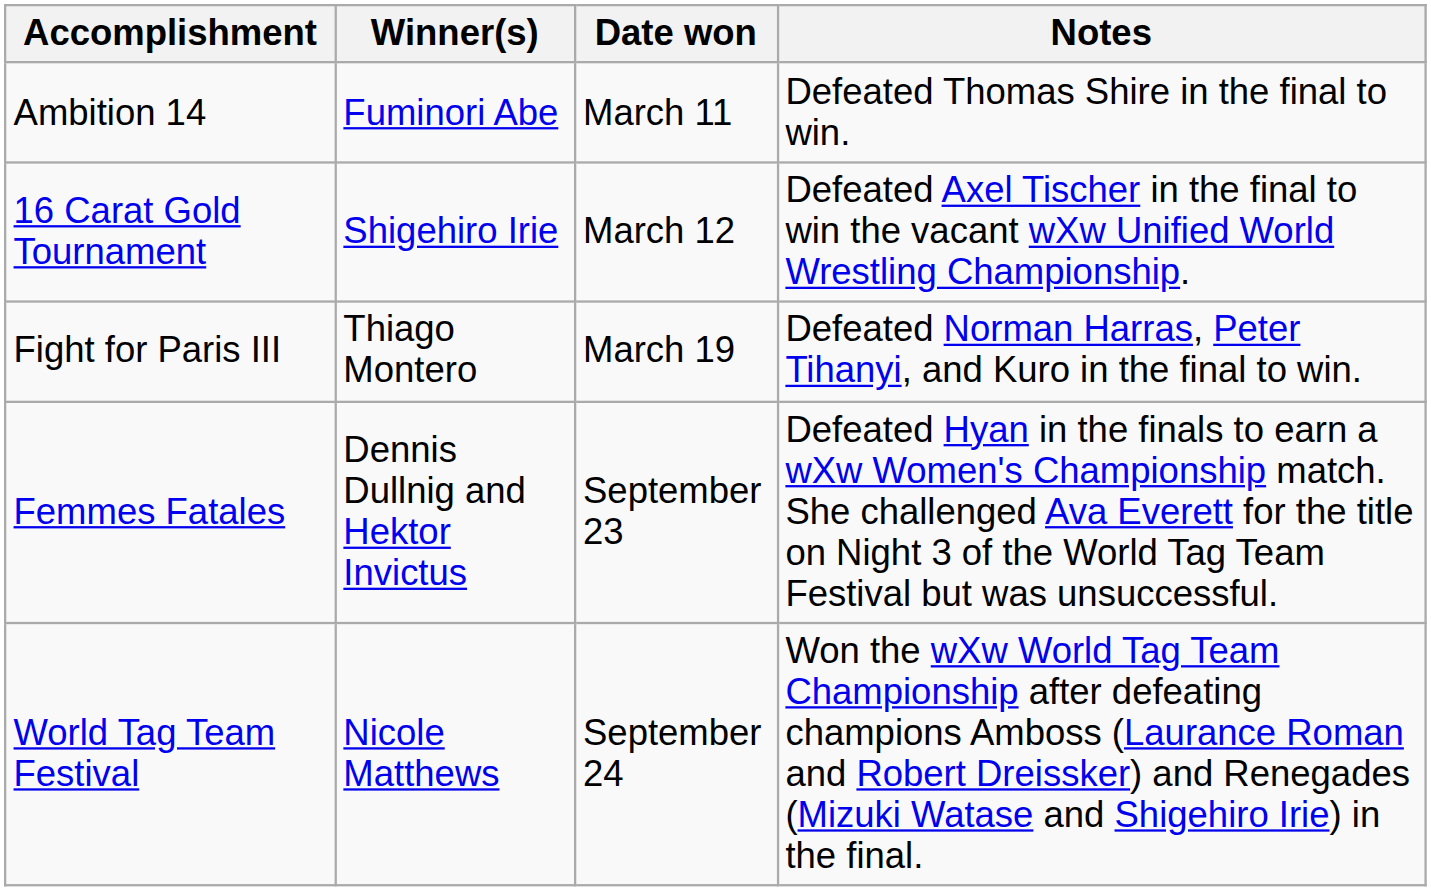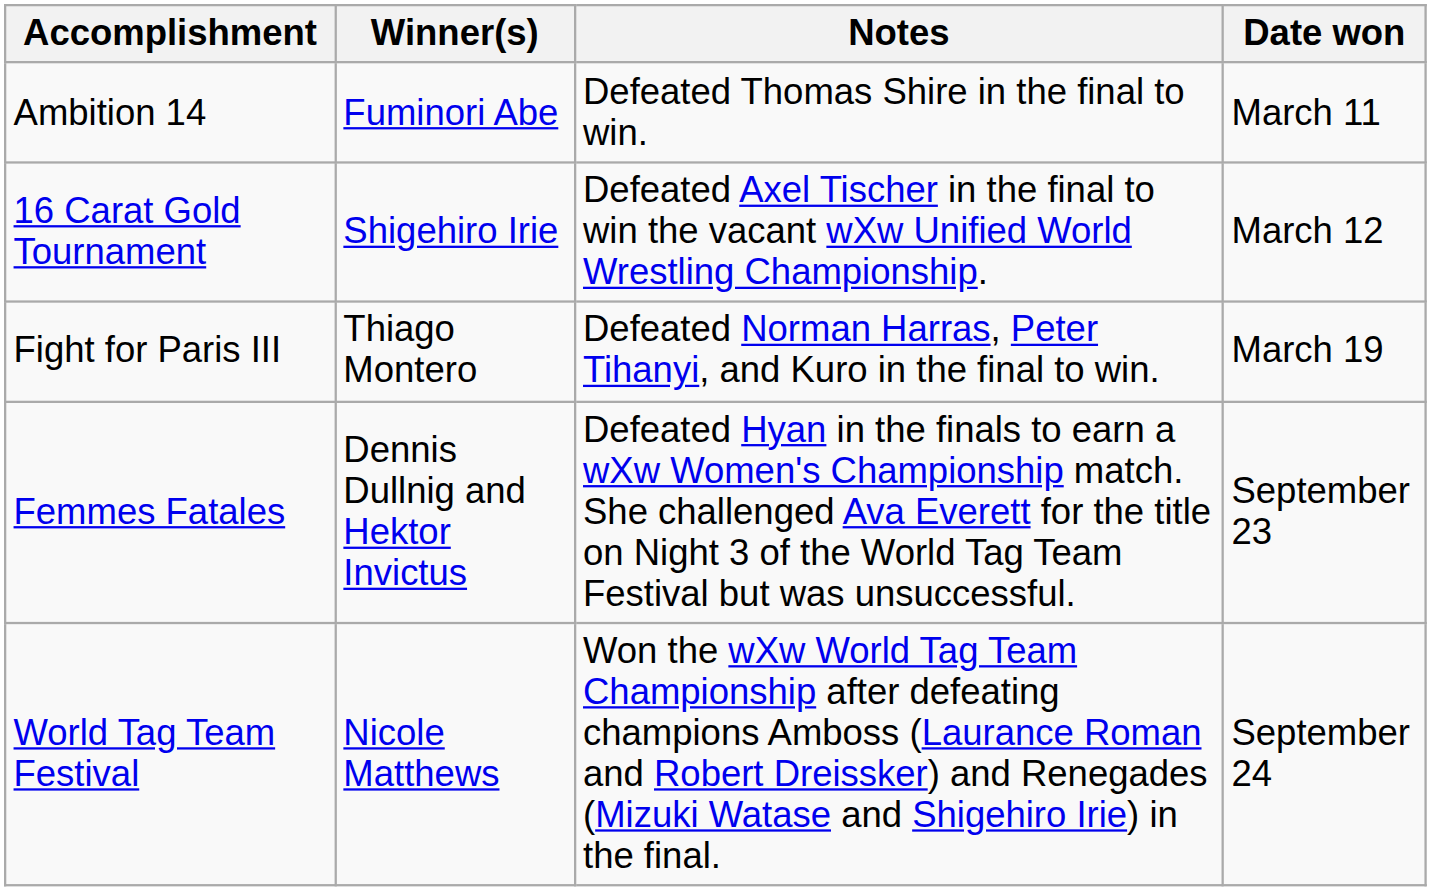columns swapped: (676, 33) <-> (1101, 33)
